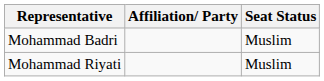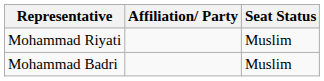rows swapped: (63, 40) <-> (65, 64)
